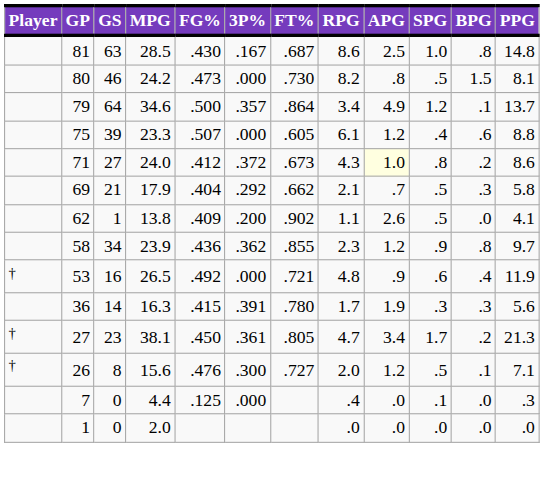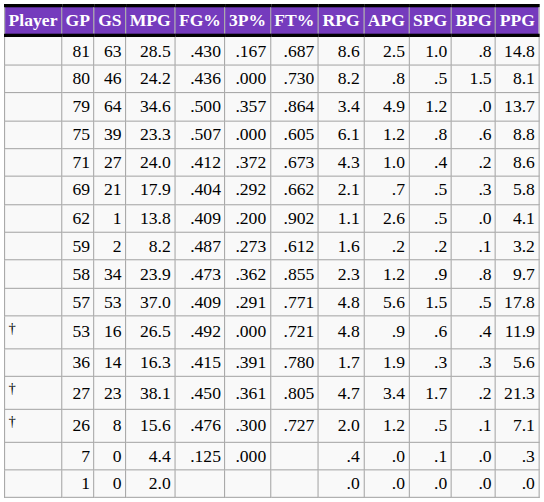(206, 78) .473 -> (206, 78) .436
(485, 106) .1 -> (485, 106) .0
(441, 134) .4 -> (441, 134) .8
(394, 162) lightyellow background -> (394, 162) no background
(441, 162) .8 -> (441, 162) .4
+ row: (81, 246)
(206, 246) .436 -> (206, 274) .473
+ row: (81, 301)
